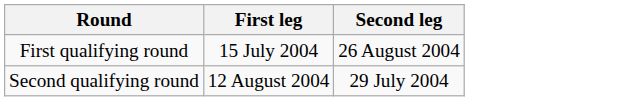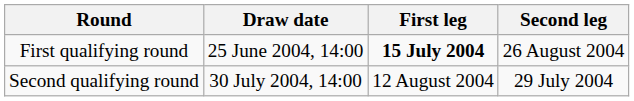+ column: (286, 19)
(269, 50) normal -> (433, 50) bold
